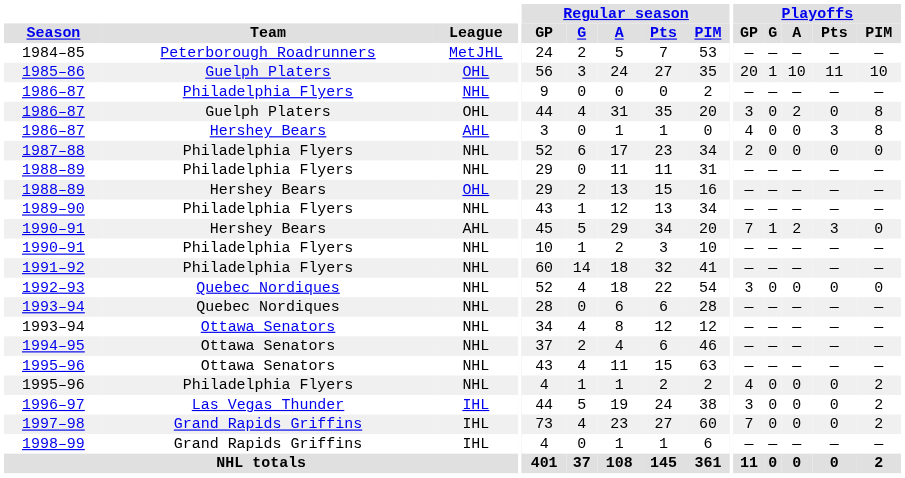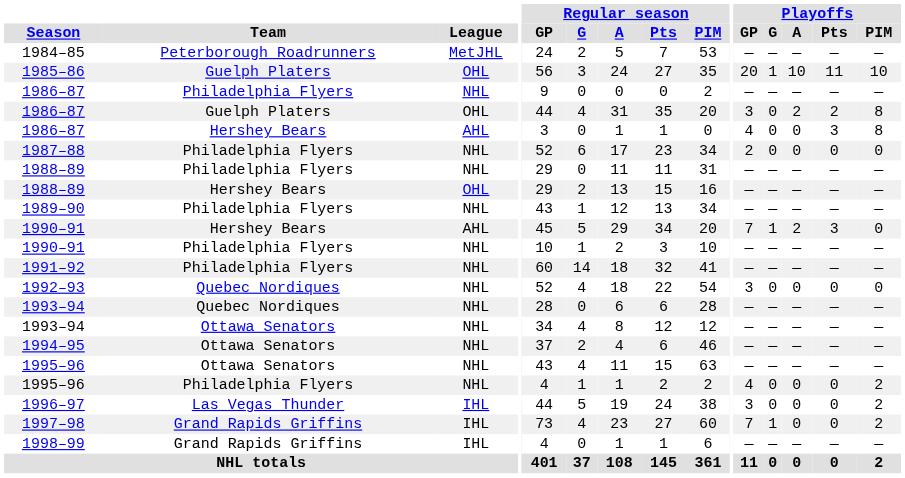(834, 112) 0 -> (834, 112) 2
(773, 424) 0 -> (773, 424) 1
